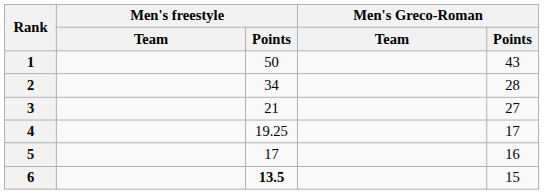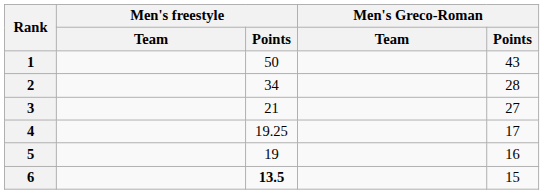(271, 154) 17 -> (271, 154) 19
